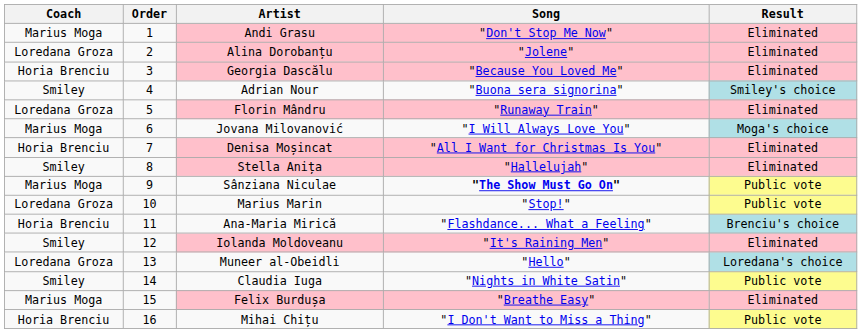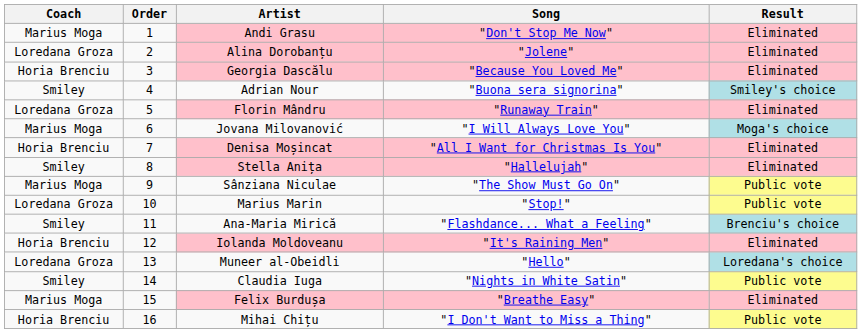(546, 186) bold -> (546, 186) normal
(64, 224) Horia Brenciu -> (64, 224) Smiley
(64, 243) Smiley -> (64, 243) Horia Brenciu
